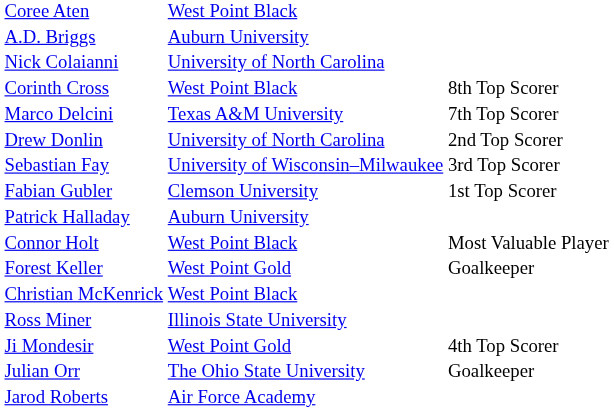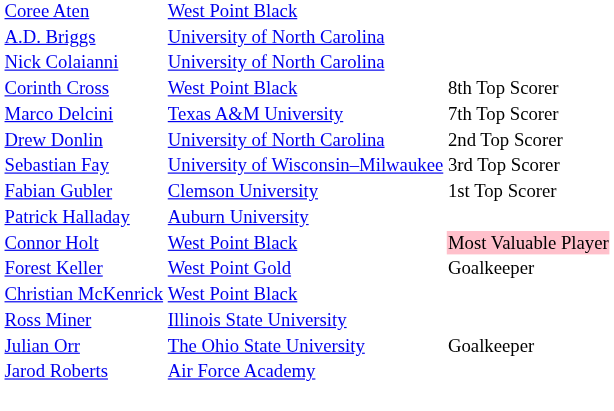(238, 36) Auburn University -> (276, 36) University of North Carolina
(528, 242) no background -> (528, 242) pink background
- row: (49, 345)
